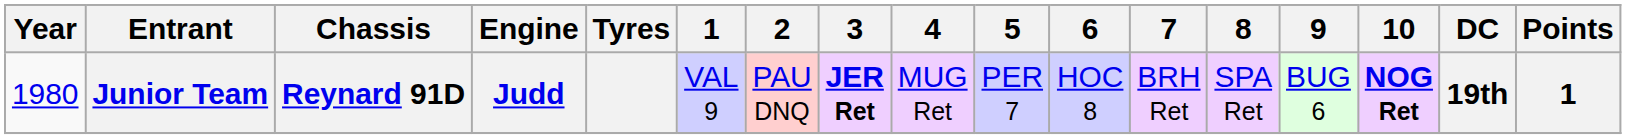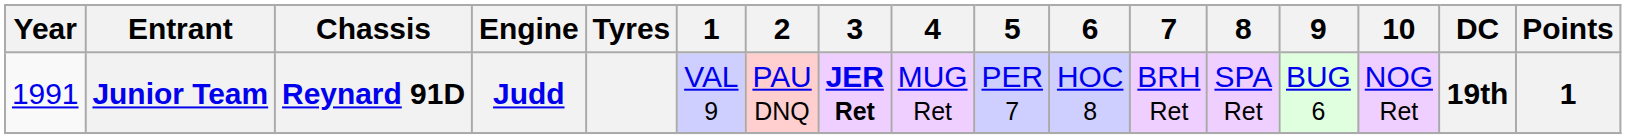(45, 93) 1980 -> (45, 93) 1991
(1399, 93) bold -> (1399, 93) normal
